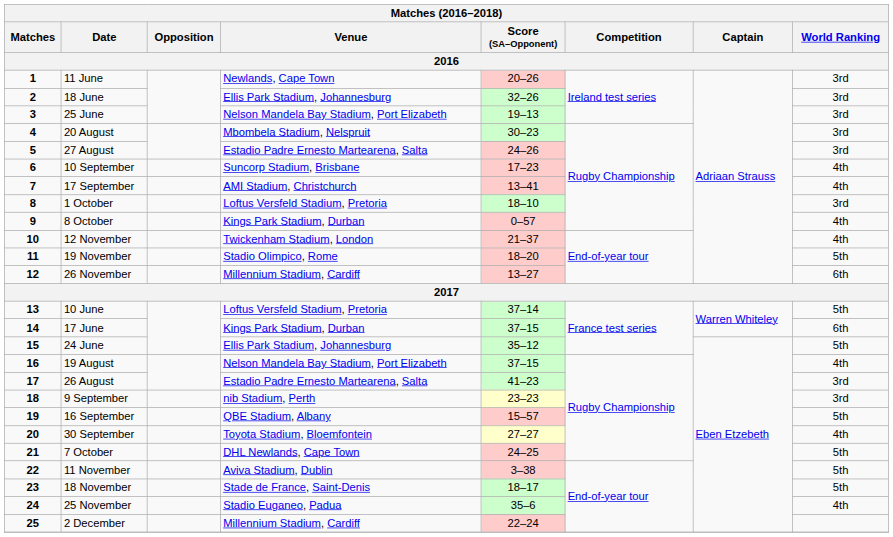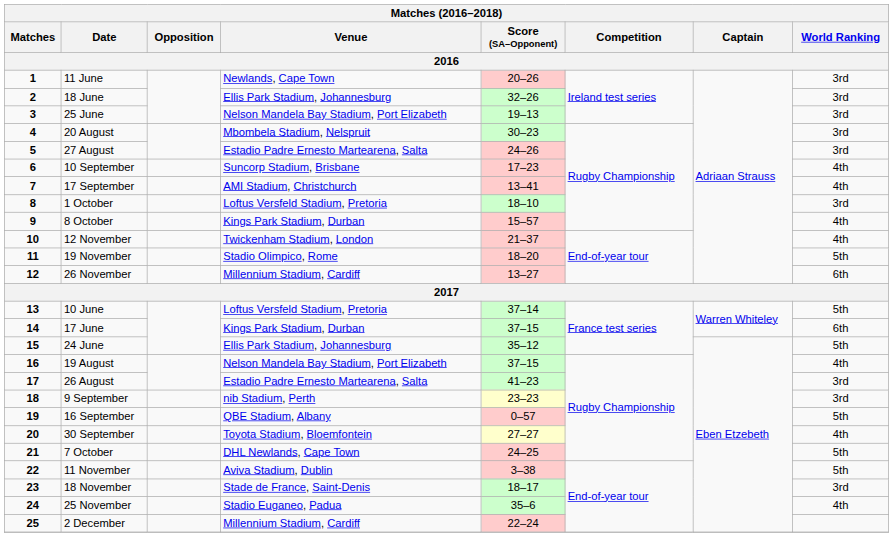(523, 221) 0–57 -> (523, 221) 15–57
(523, 416) 15–57 -> (523, 416) 0–57
(841, 487) 5th -> (841, 487) 3rd
